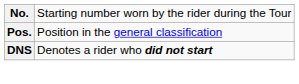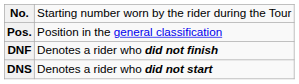+ row: (19, 50)
